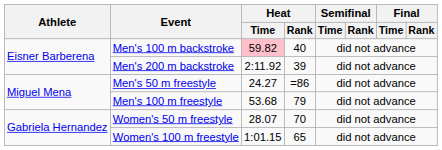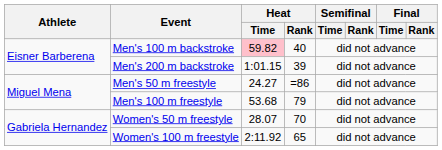(263, 66) 2:11.92 -> (263, 66) 1:01.15
(263, 137) 1:01.15 -> (263, 137) 2:11.92
